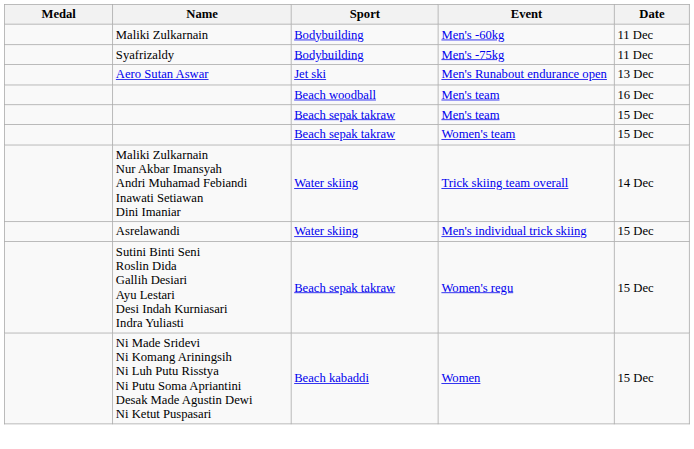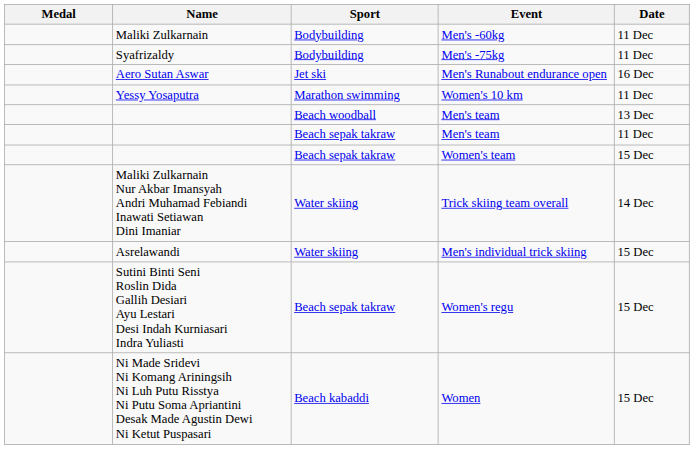(636, 74) 13 Dec -> (636, 74) 16 Dec
+ row: (347, 94)
(636, 94) 16 Dec -> (636, 114) 13 Dec
(636, 114) 15 Dec -> (635, 134) 11 Dec
